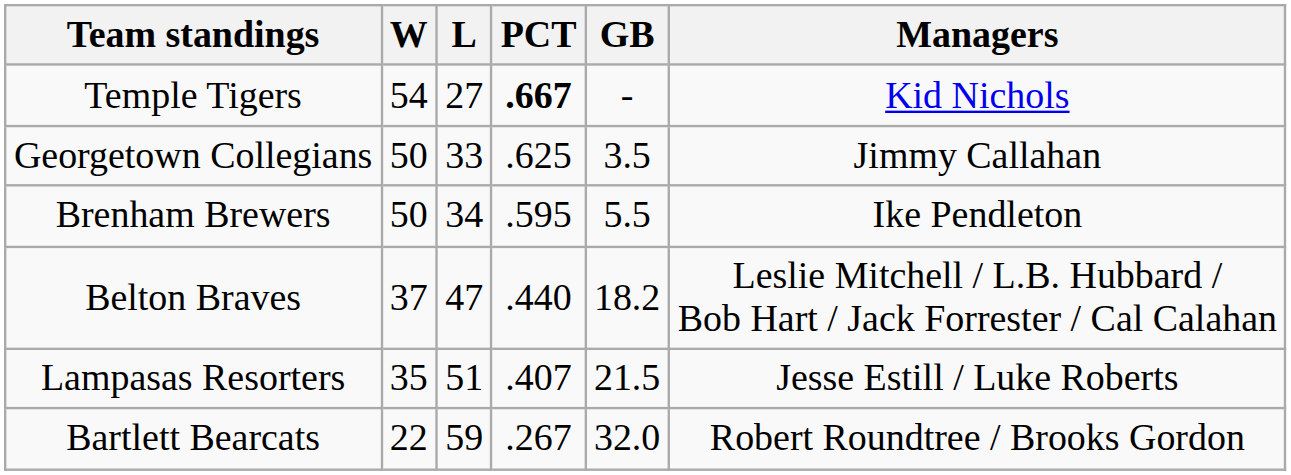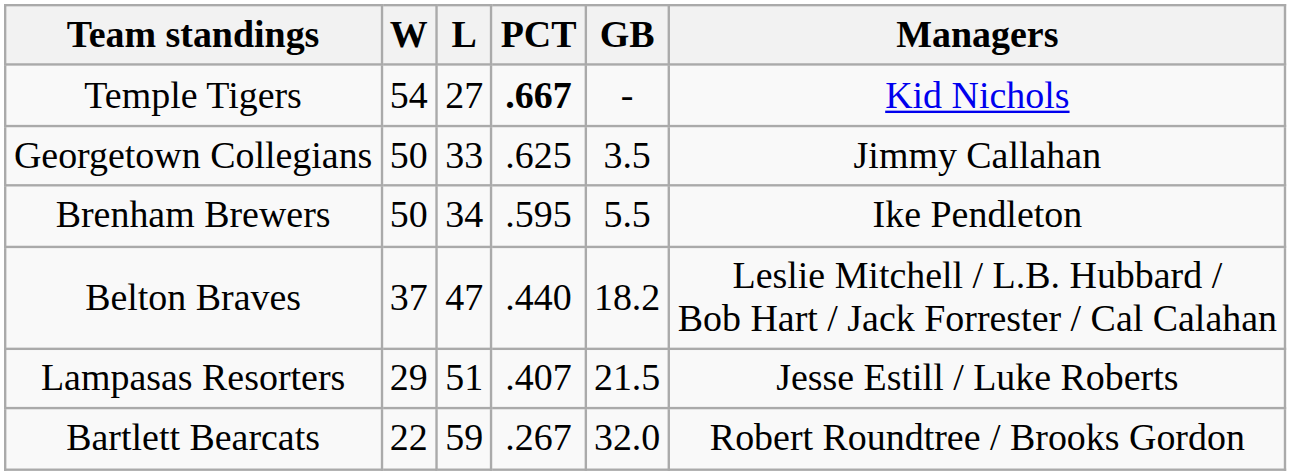(409, 377) 35 -> (409, 377) 29
